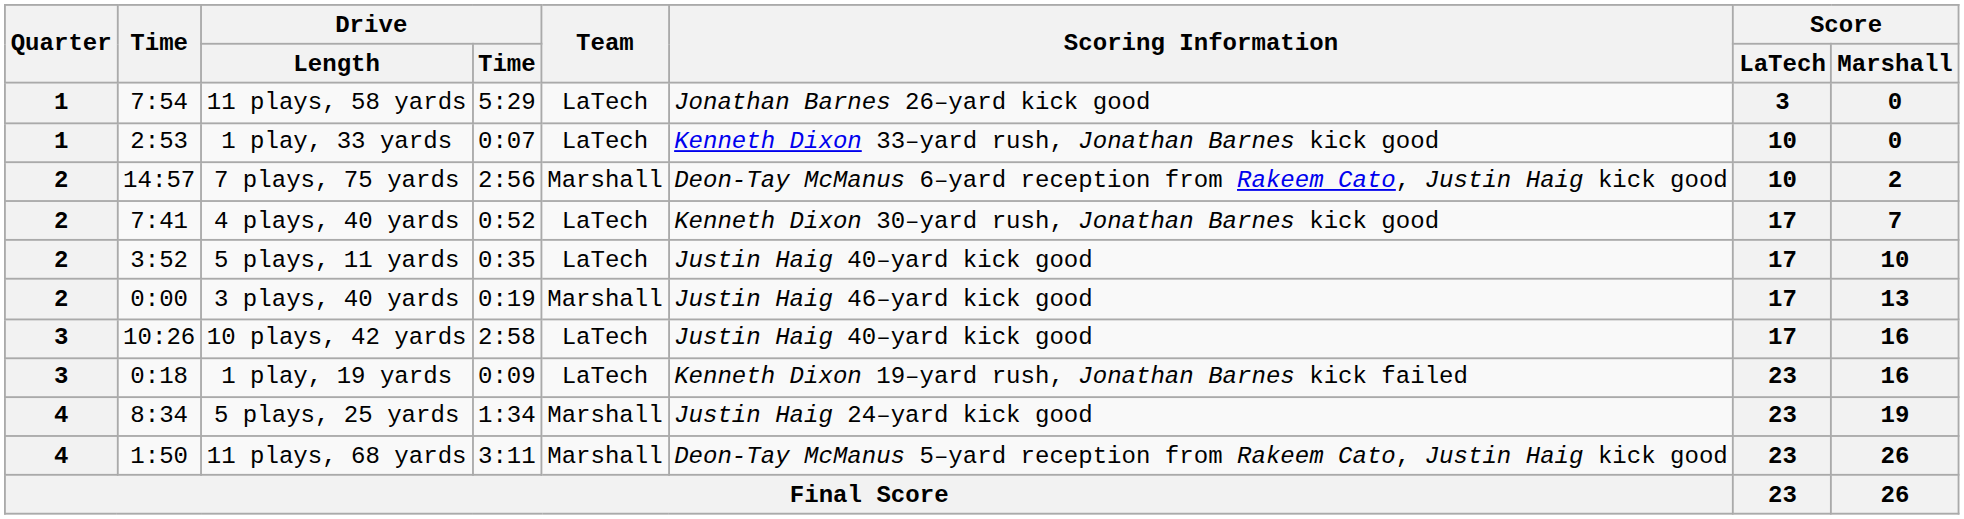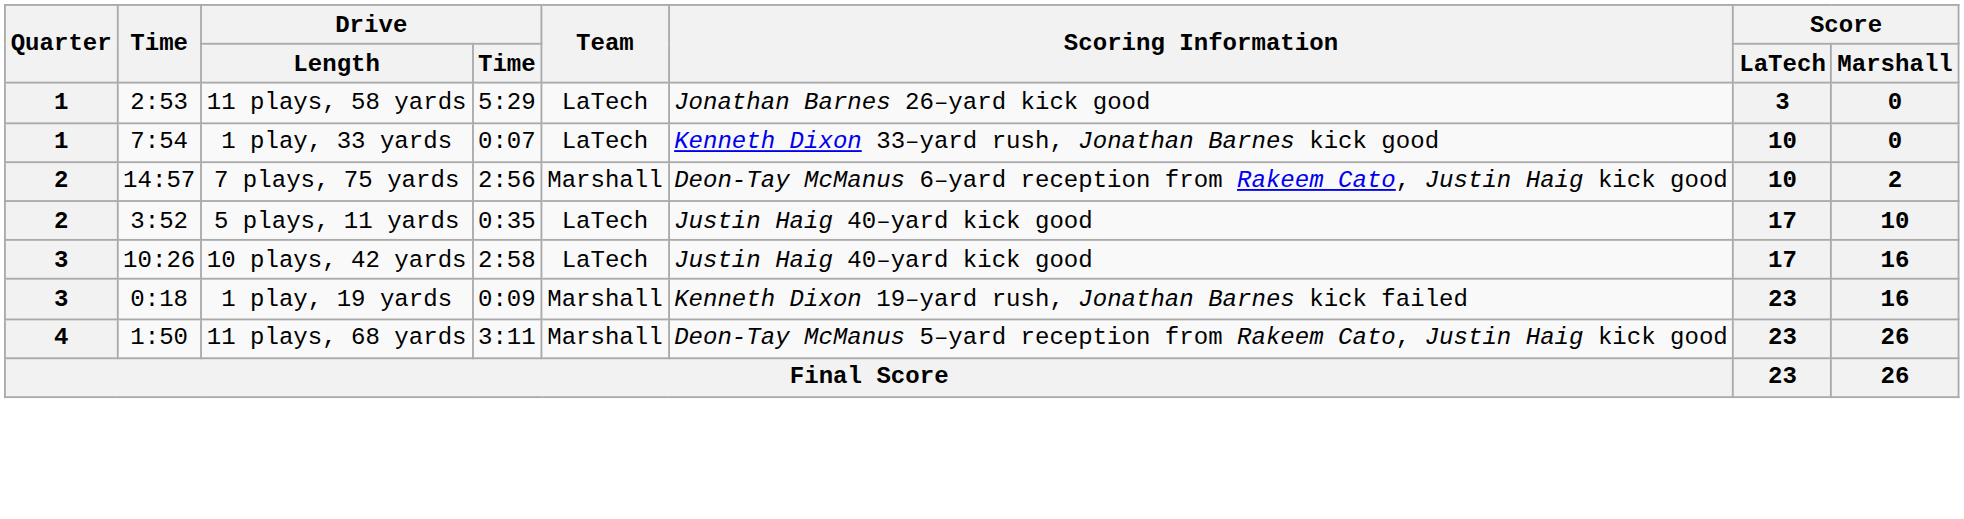(159, 103) 7:54 -> (159, 103) 2:53
(159, 142) 2:53 -> (159, 142) 7:54
- row: (337, 221)
- row: (337, 299)
(605, 377) LaTech -> (605, 299) Marshall
- row: (337, 416)
